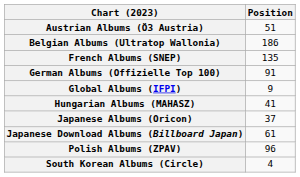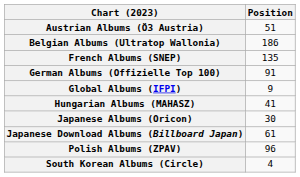(270, 119) 37 -> (270, 119) 30
